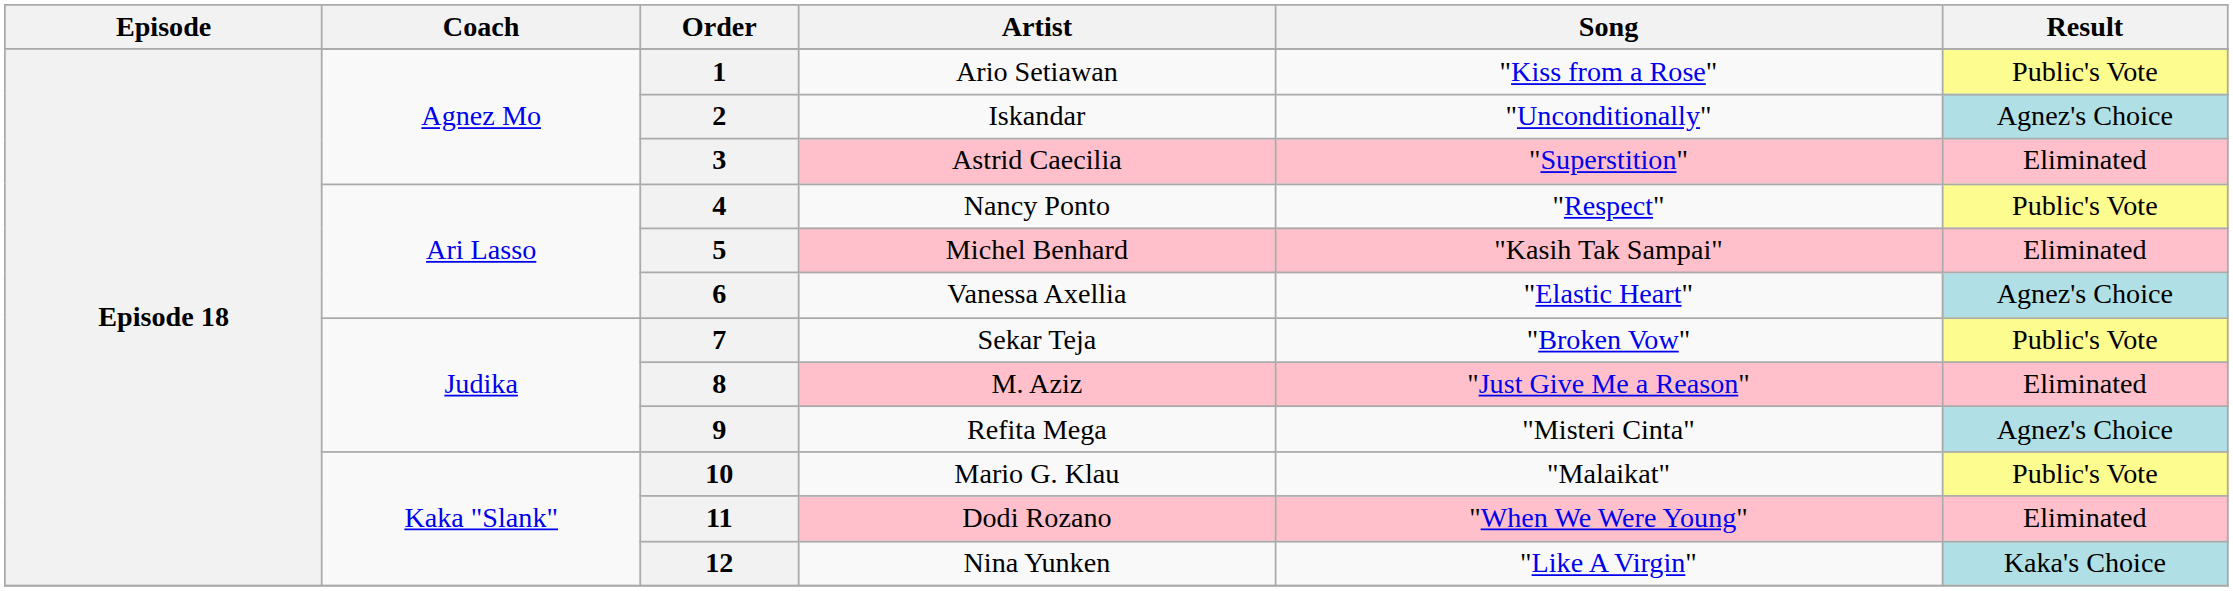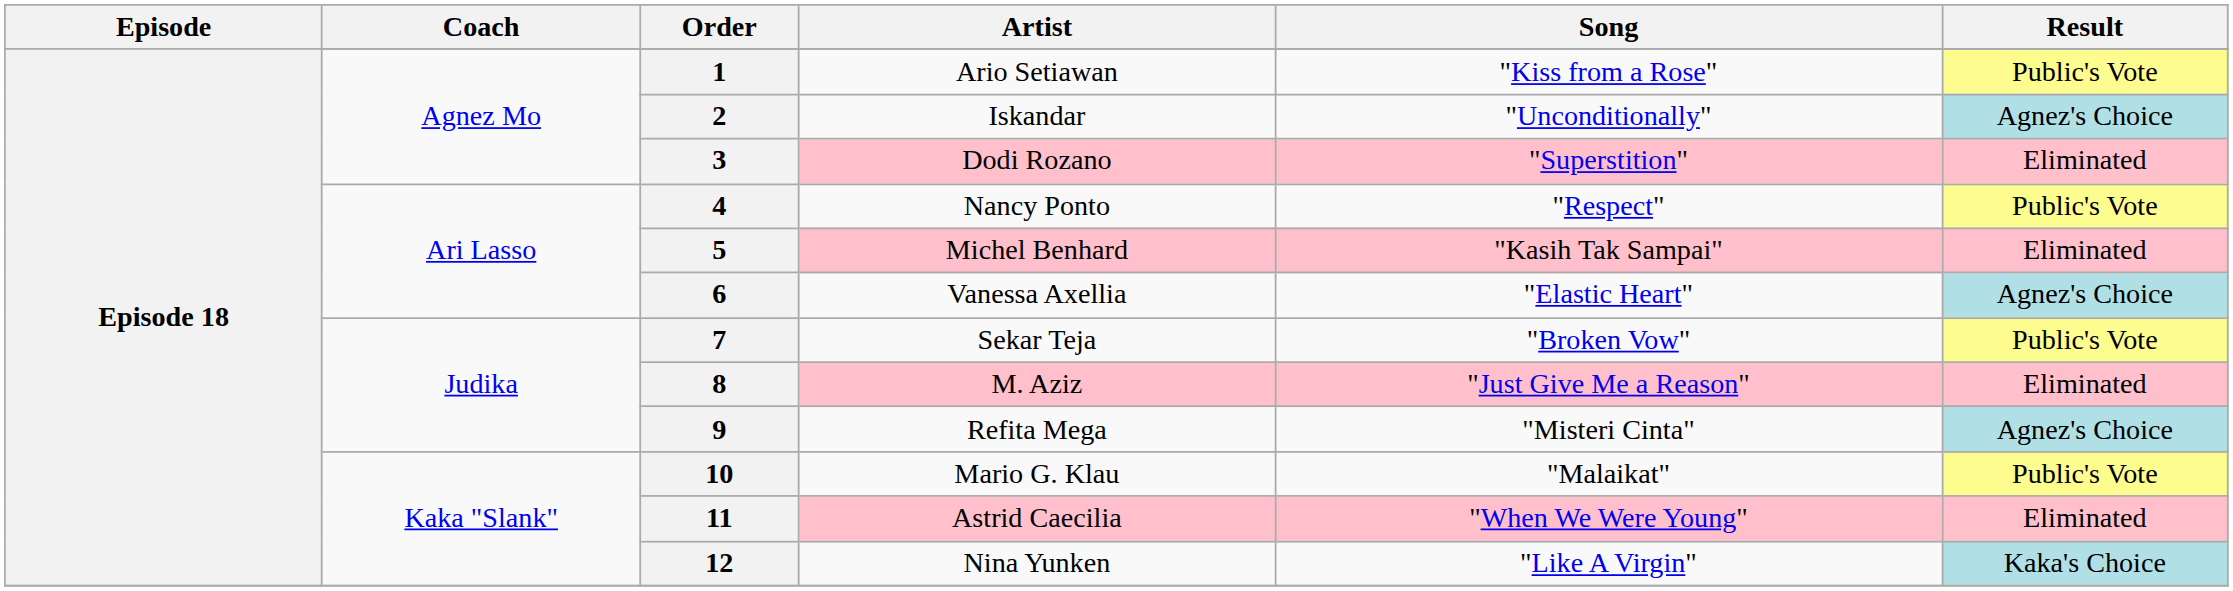(1037, 160) Astrid Caecilia -> (1037, 160) Dodi Rozano
(1037, 518) Dodi Rozano -> (1037, 518) Astrid Caecilia
